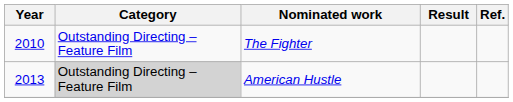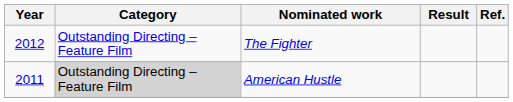(30, 43) 2010 -> (30, 43) 2012
(30, 79) 2013 -> (30, 79) 2011
